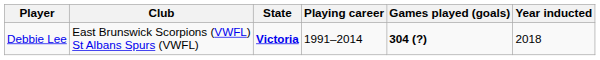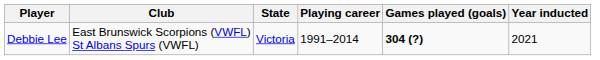(277, 38) bold -> (275, 38) normal
(528, 38) 2018 -> (525, 38) 2021
